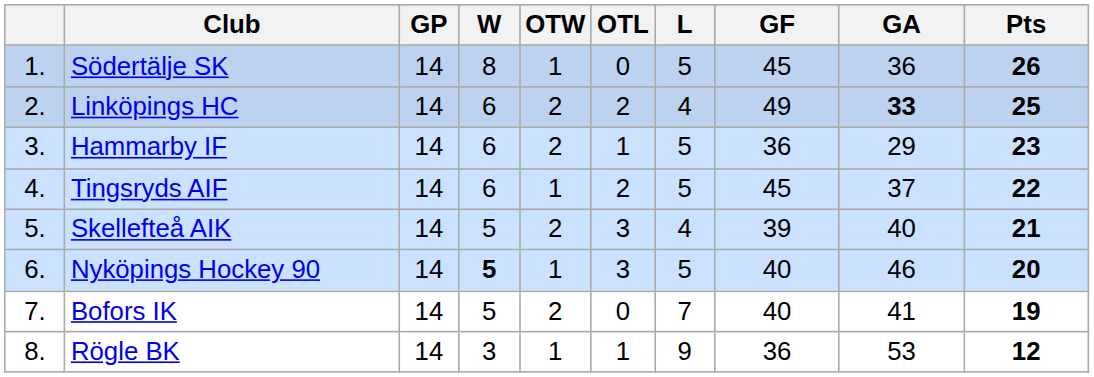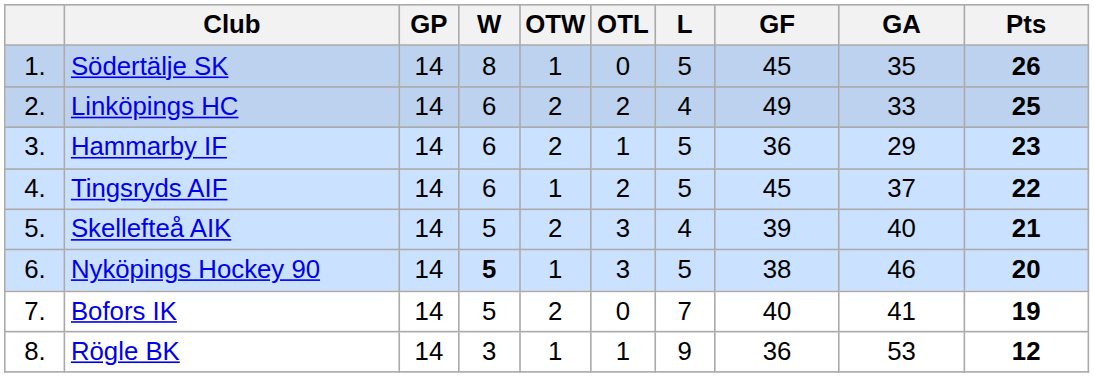(902, 65) 36 -> (902, 65) 35
(902, 106) bold -> (902, 106) normal
(777, 270) 40 -> (777, 270) 38
